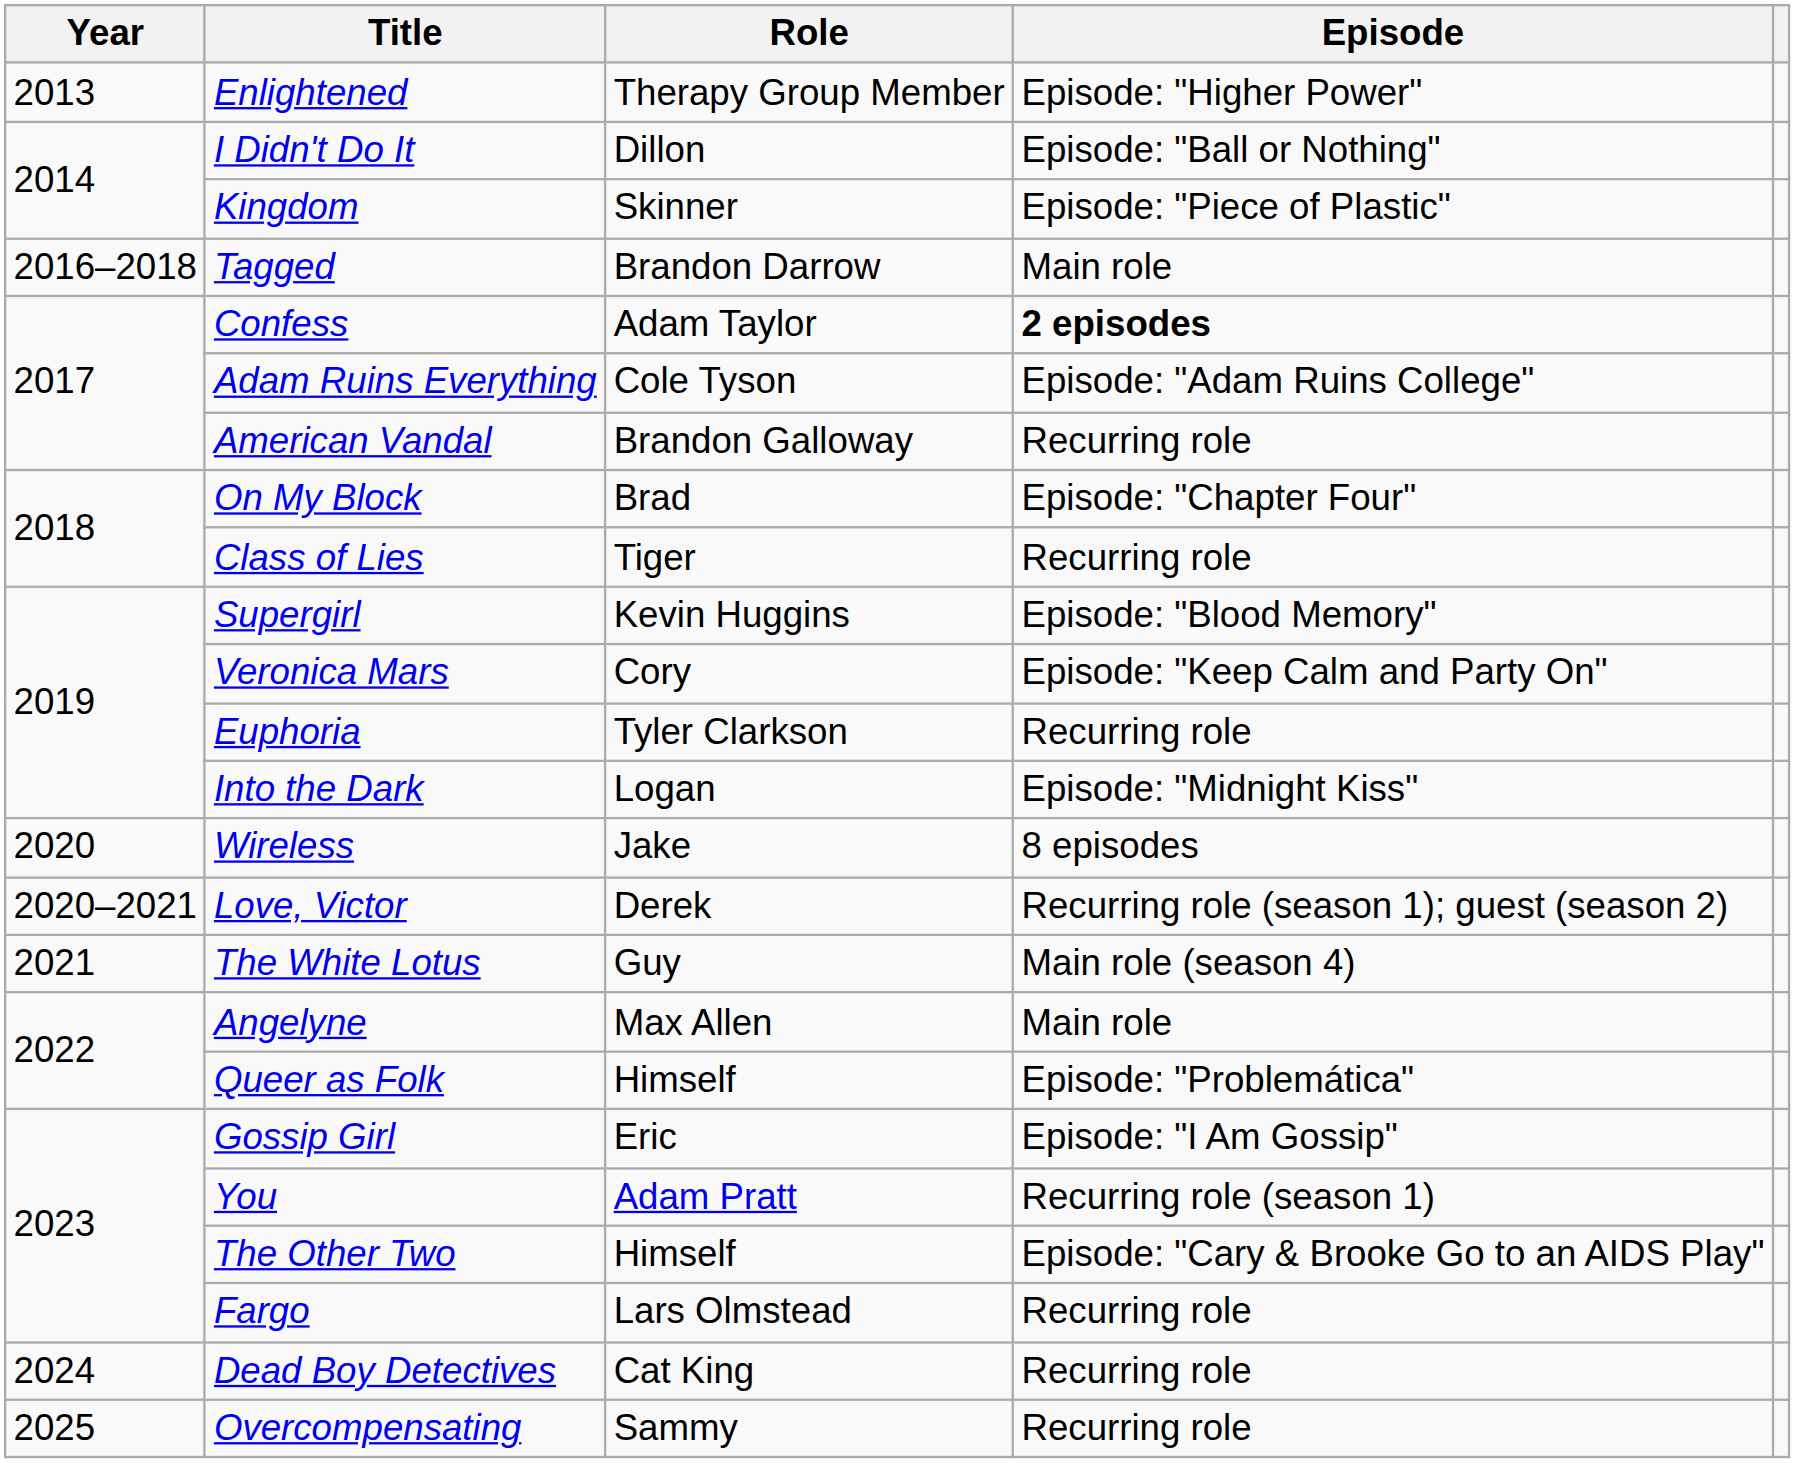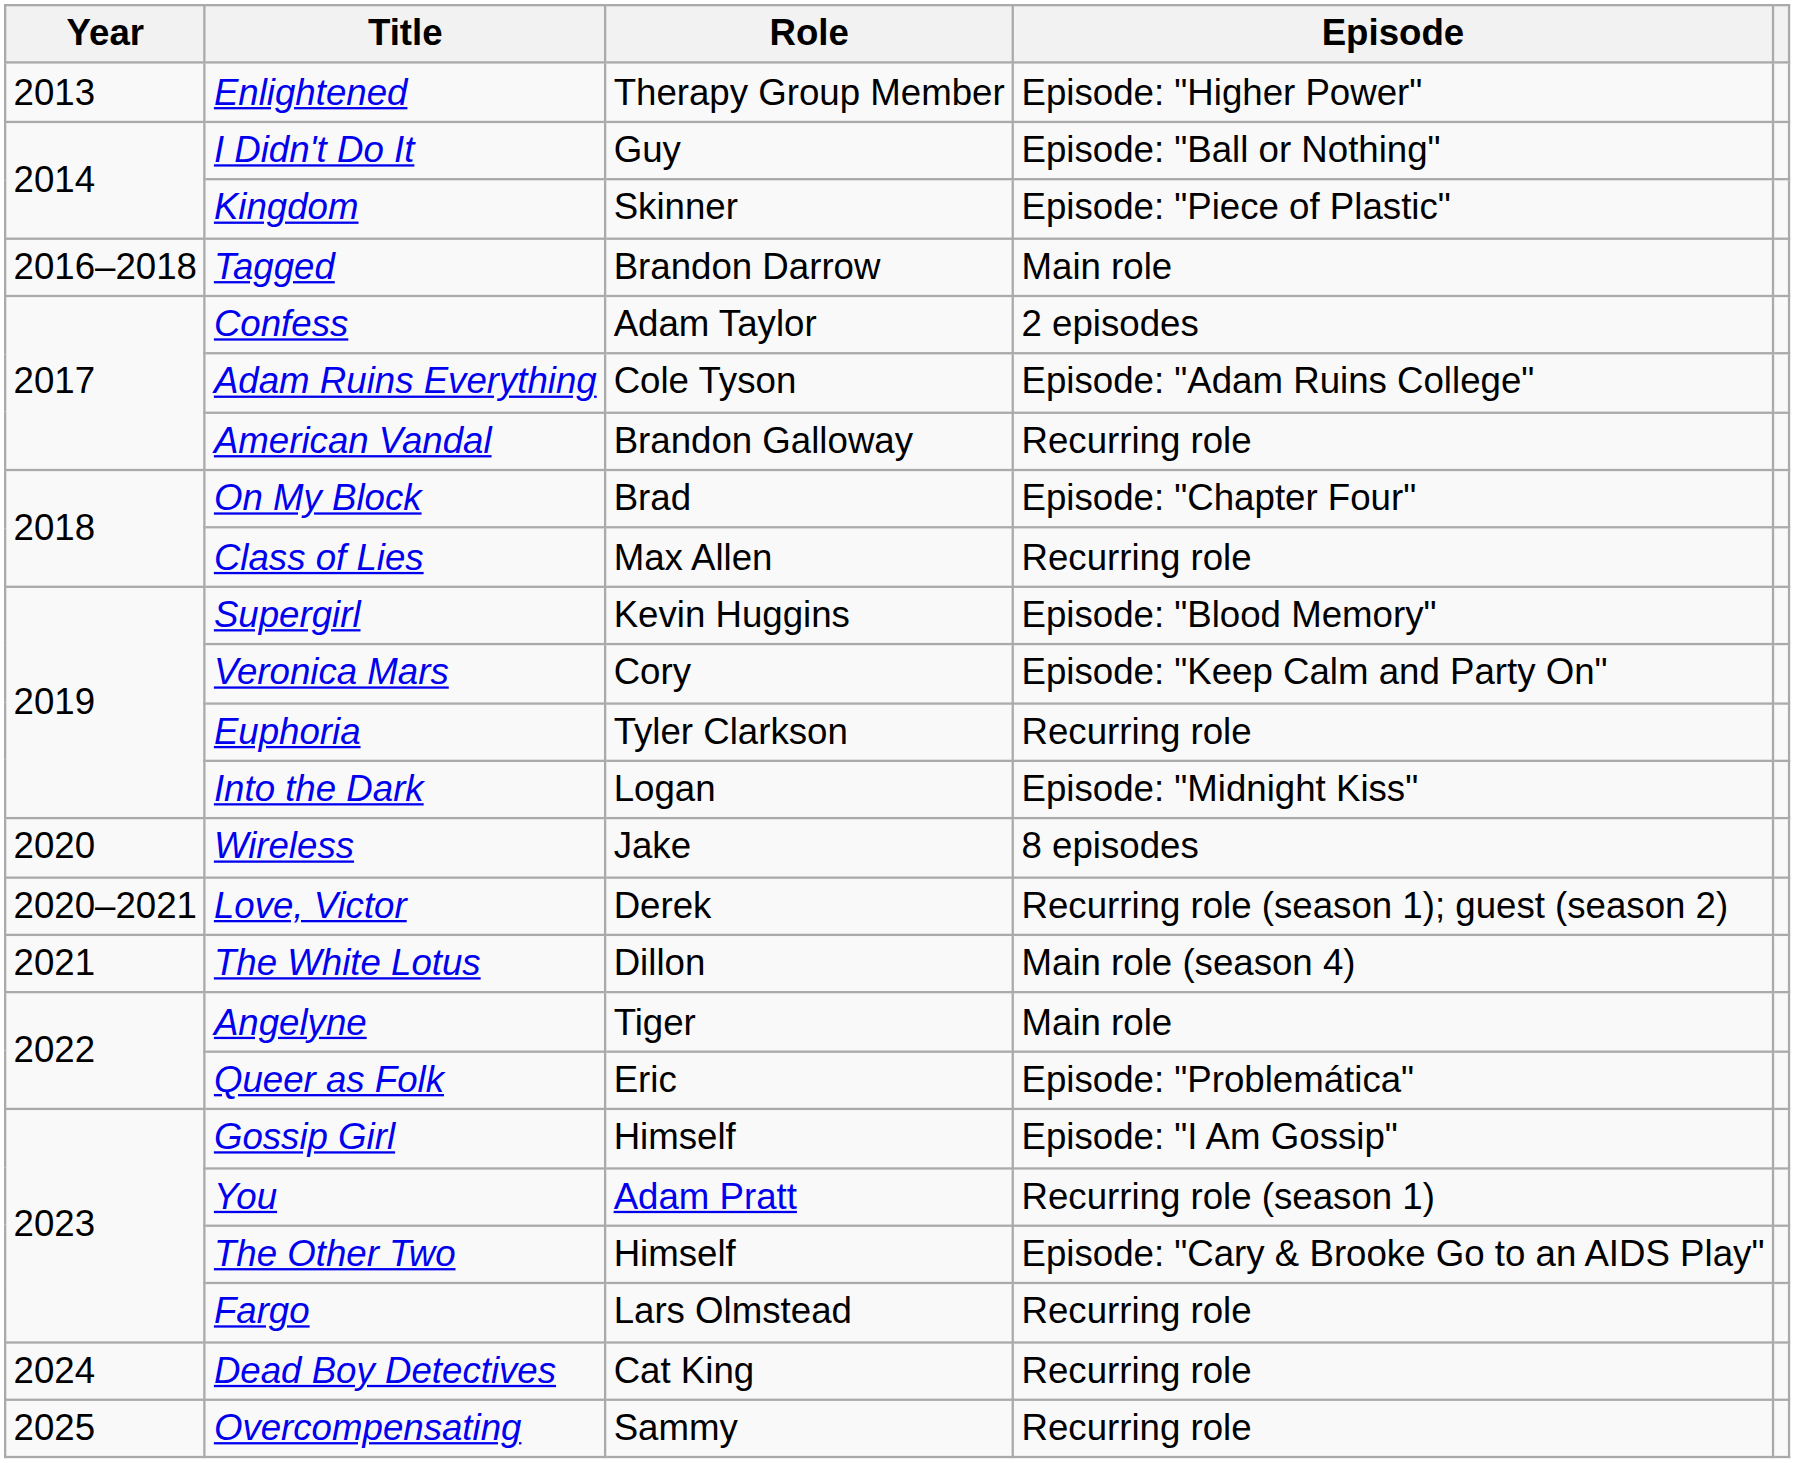(659, 149) Dillon -> (647, 149) Guy
(1116, 324) bold -> (1110, 324) normal
(655, 556) Tiger -> (693, 556) Max Allen
(647, 963) Guy -> (659, 963) Dillon
(693, 1021) Max Allen -> (655, 1021) Tiger
(675, 1079) Himself -> (645, 1079) Eric
(645, 1137) Eric -> (675, 1137) Himself
